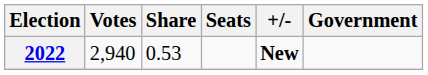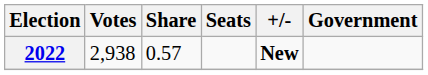(113, 52) 2,940 -> (113, 52) 2,938
(164, 52) 0.53 -> (164, 52) 0.57
